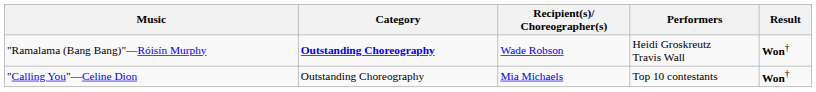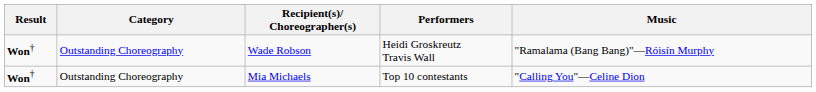columns swapped: (785, 19) <-> (151, 19)
(368, 50) bold -> (122, 50) normal
